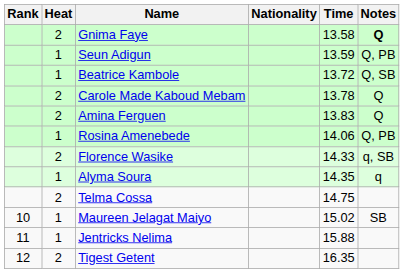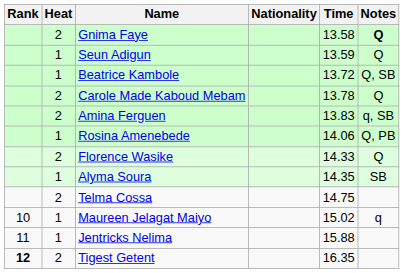(378, 55) Q, PB -> (378, 55) Q
(378, 116) Q -> (378, 116) q, SB
(378, 156) q, SB -> (378, 156) Q
(378, 177) q -> (378, 177) SB
(378, 217) SB -> (378, 217) q
(23, 258) normal -> (23, 258) bold
